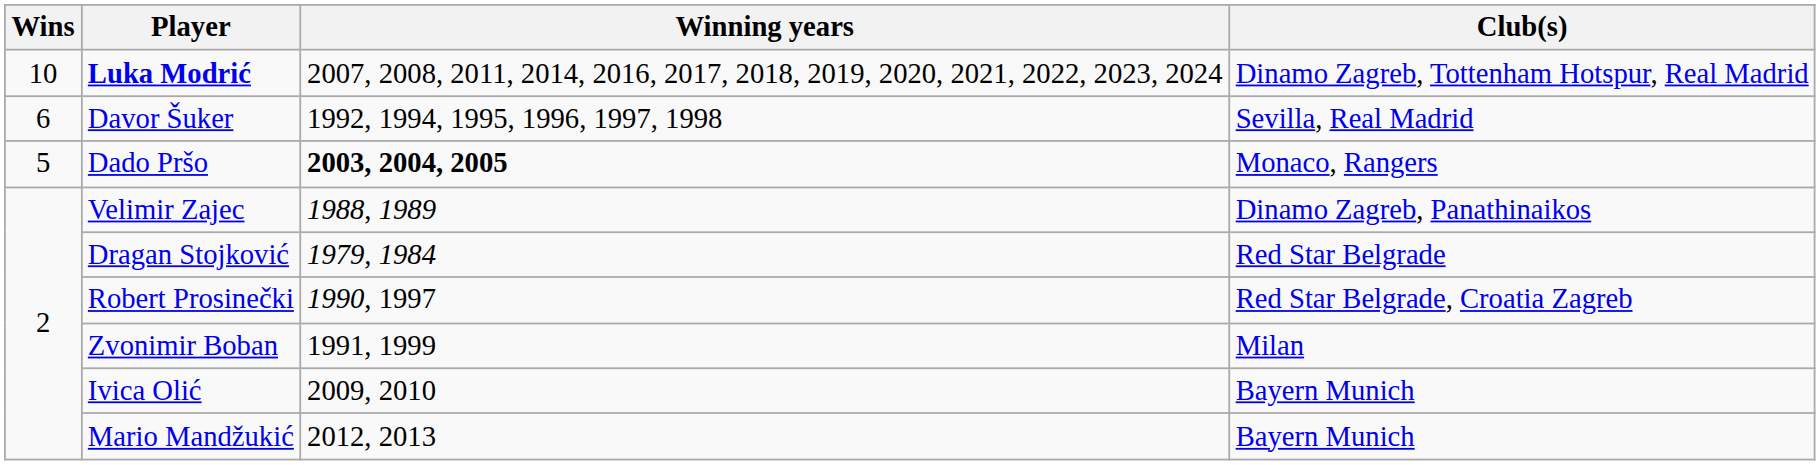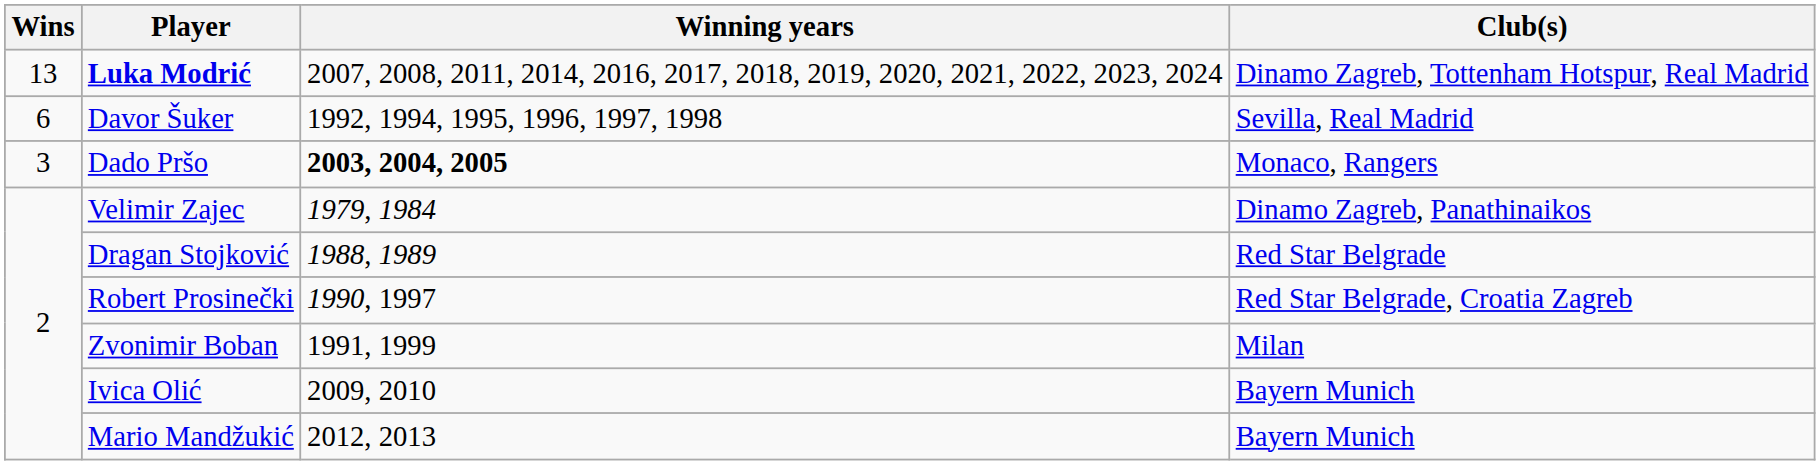(43, 72) 10 -> (43, 72) 13
(43, 163) 5 -> (43, 163) 3
(372, 208) 1988, 1989 -> (372, 208) 1979, 1984
(372, 254) 1979, 1984 -> (372, 254) 1988, 1989
